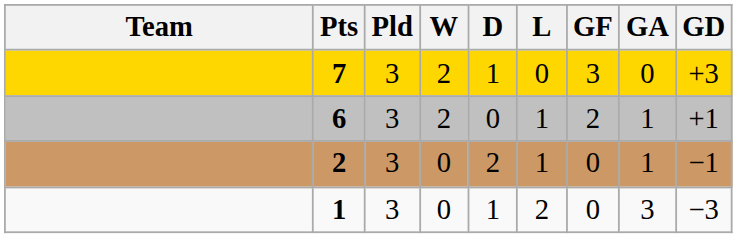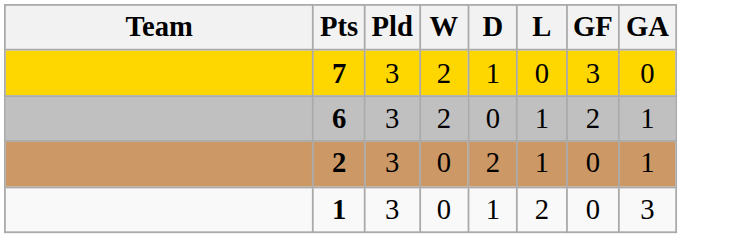- column: (704, 27)
